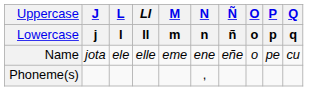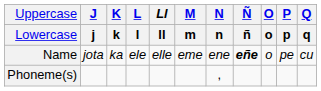+ column: (116, 34)
(232, 55) normal -> (247, 55) bold
